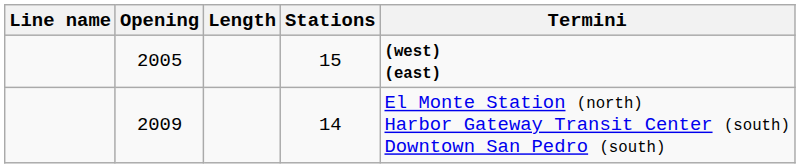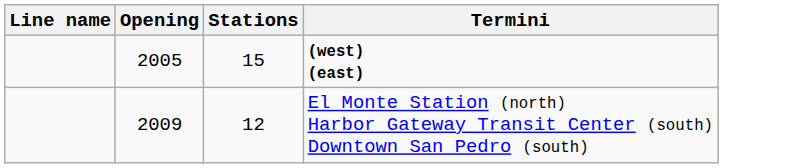- column: (242, 20)
(330, 125) 14 -> (253, 125) 12
